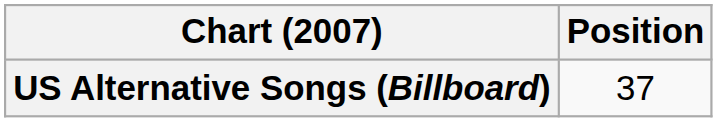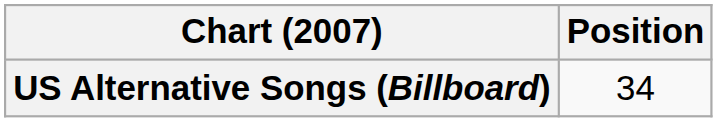(636, 87) 37 -> (636, 87) 34
